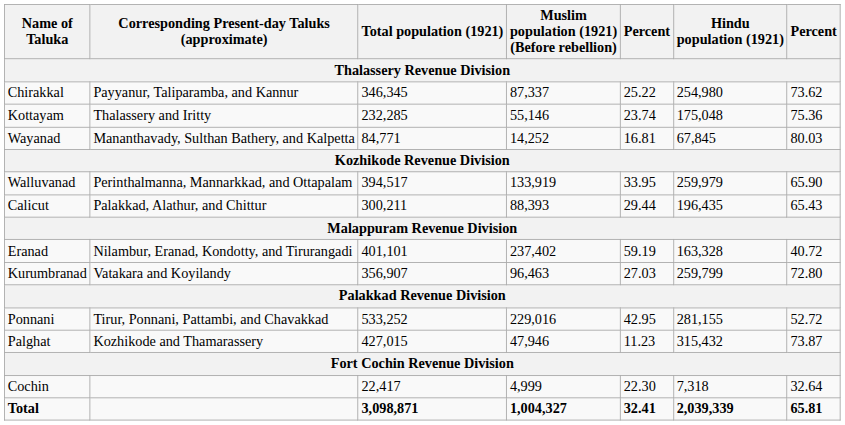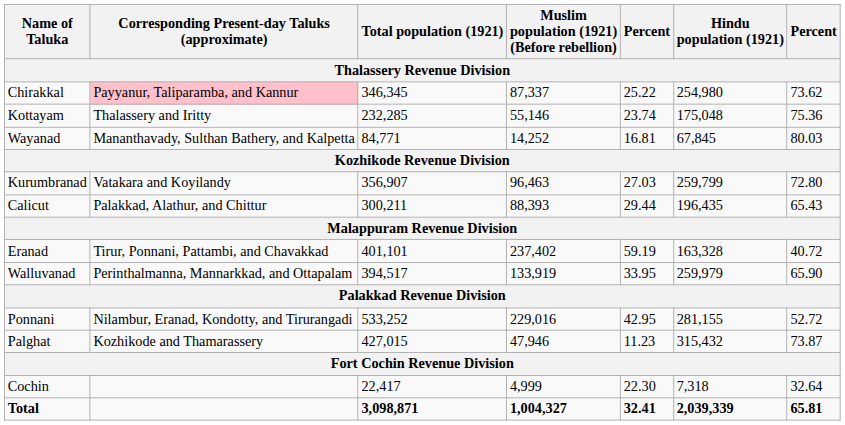(196, 92) no background -> (196, 92) pink background
rows swapped: (47, 273) <-> (42, 183)
(223, 251) Nilambur, Eranad, Kondotty, and Tirurangadi -> (211, 251) Tirur, Ponnani, Pattambi, and Chavakkad
(211, 318) Tirur, Ponnani, Pattambi, and Chavakkad -> (223, 318) Nilambur, Eranad, Kondotty, and Tirurangadi
